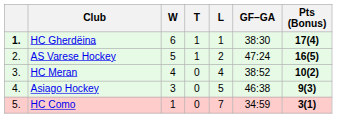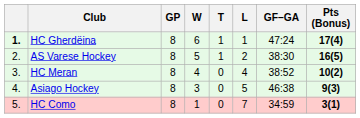+ column: (173, 18)
(257, 40) 38:30 -> (281, 40) 47:24
(257, 56) 47:24 -> (281, 56) 38:30
